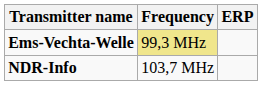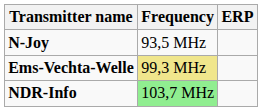+ row: (29, 42)
(178, 67) no background -> (178, 93) lightgreen background
